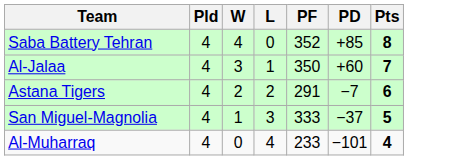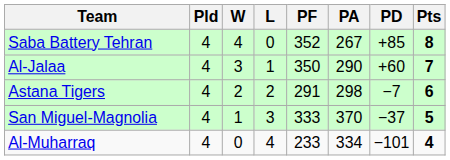+ column: (349, 17)
